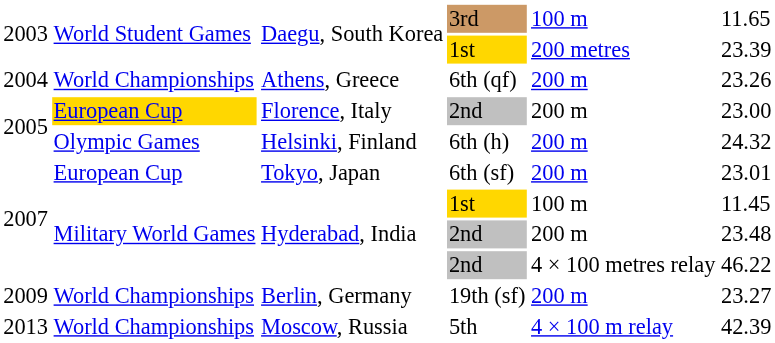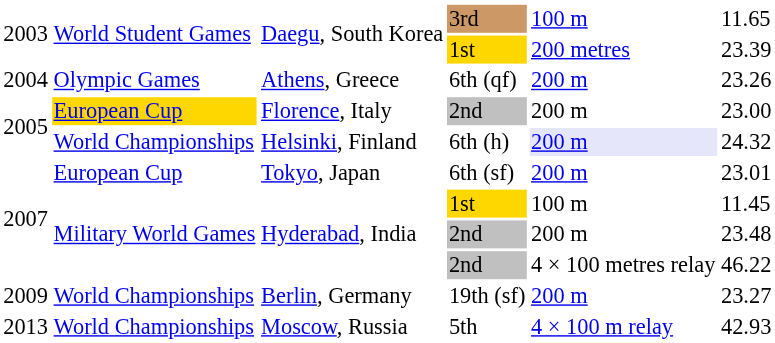(154, 80) World Championships -> (127, 80) Olympic Games
(127, 141) Olympic Games -> (154, 141) World Championships
(559, 141) no background -> (559, 141) lavender background
(746, 326) 42.39 -> (746, 326) 42.93
